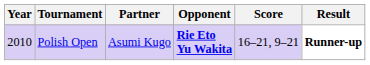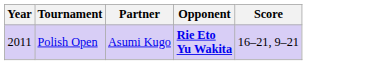- column: (333, 14)
(20, 42) 2010 -> (20, 42) 2011
